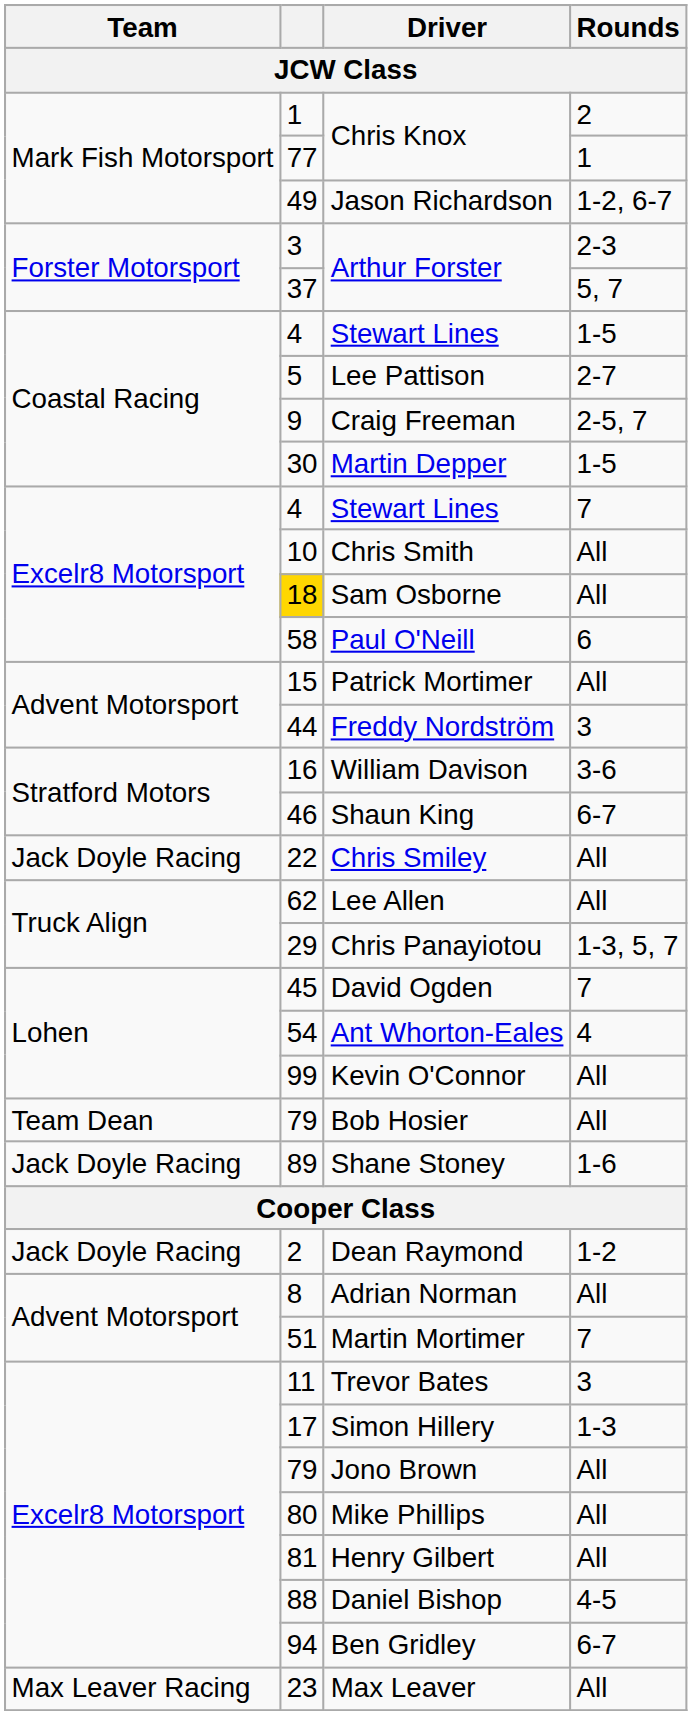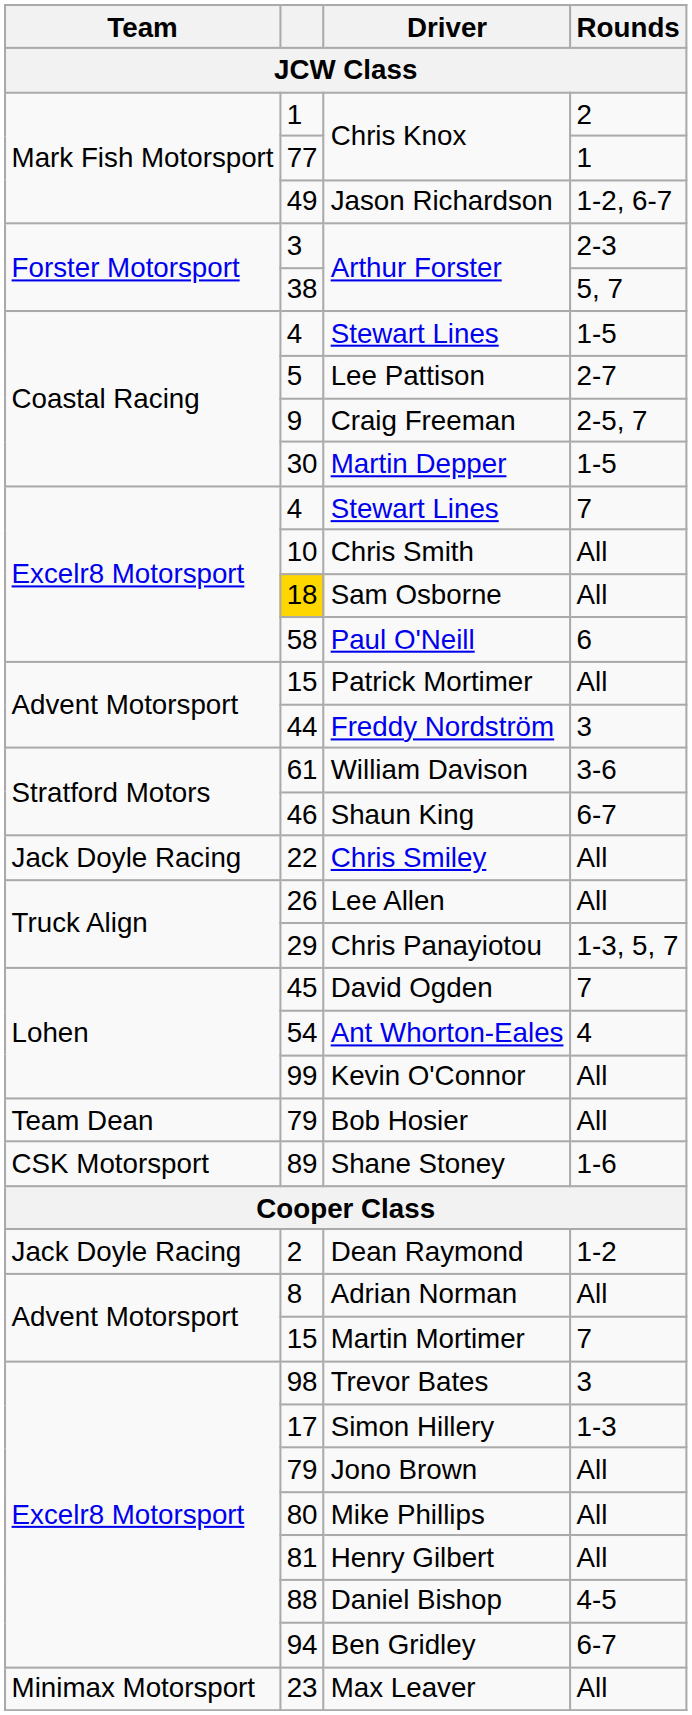(302, 289) 37 -> (302, 289) 38
(302, 770) 16 -> (302, 770) 61
(302, 901) 62 -> (302, 901) 26
(126, 1164) Jack Doyle Racing -> (110, 1164) CSK Motorsport
(302, 1338) 51 -> (302, 1338) 15
(301, 1382) 11 -> (302, 1382) 98
(131, 1688) Max Leaver Racing -> (133, 1688) Minimax Motorsport
